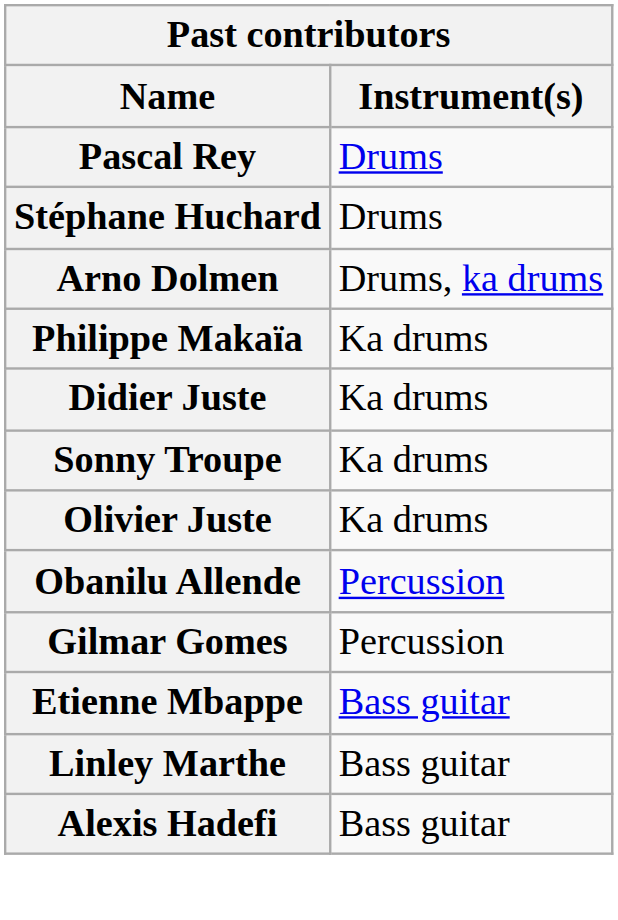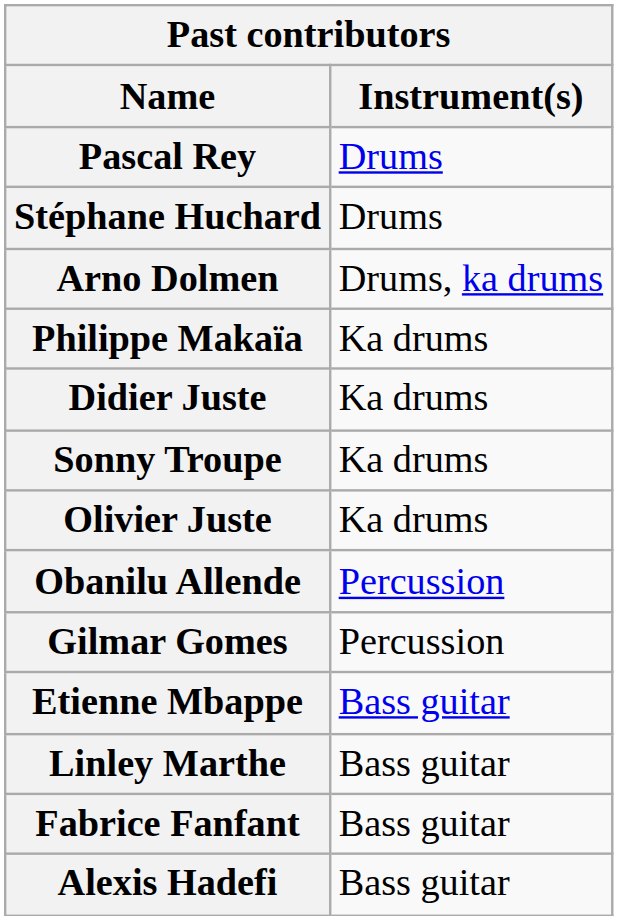+ row: (168, 823)
